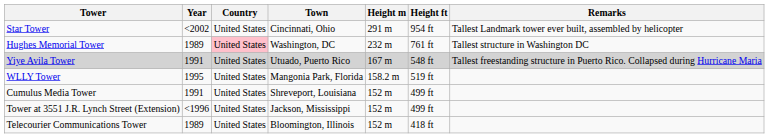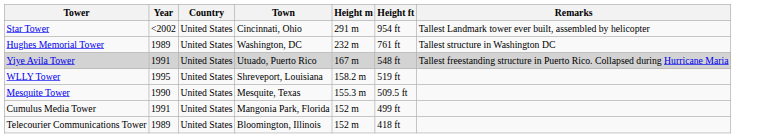(240, 44) pink background -> (207, 44) no background
(317, 76) Mangonia Park, Florida -> (280, 76) Shreveport, Louisiana
+ row: (38, 92)
(313, 92) Shreveport, Louisiana -> (283, 108) Mangonia Park, Florida
- row: (93, 108)
